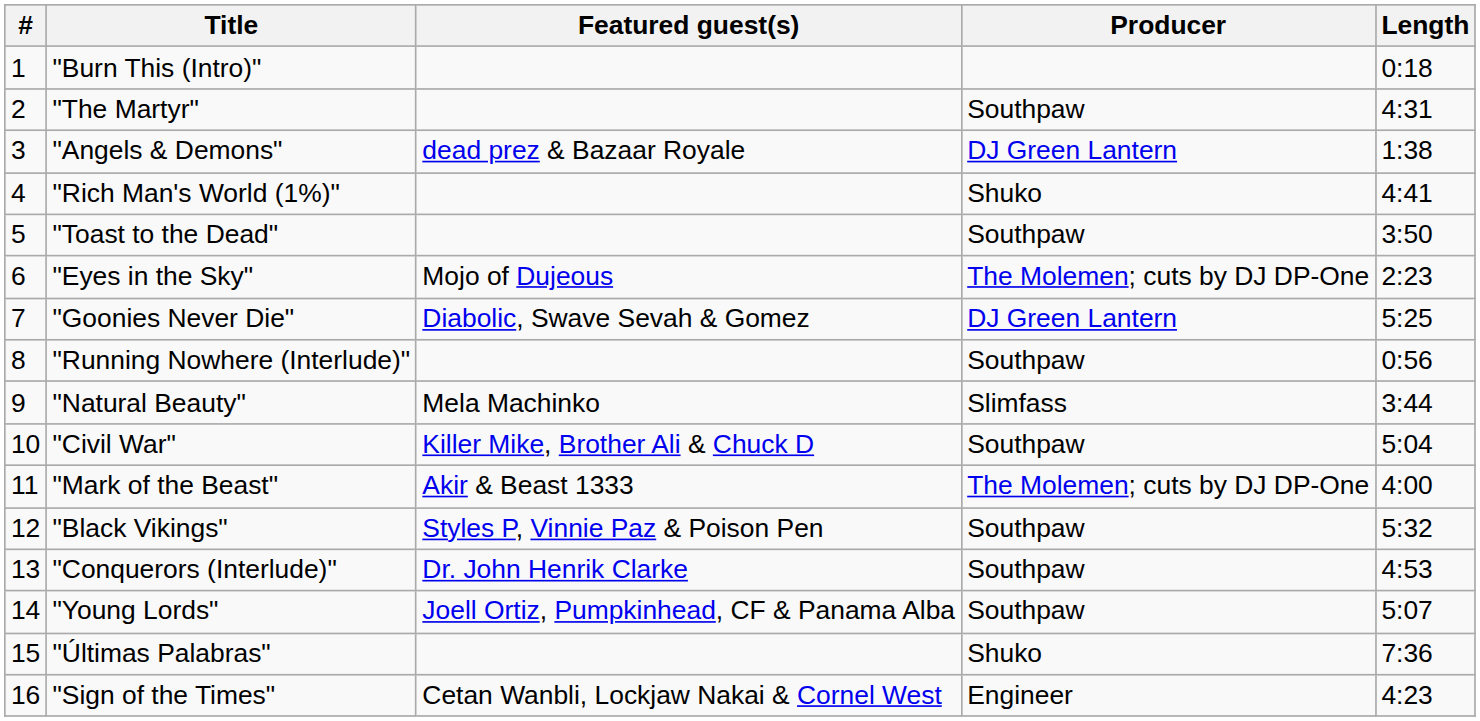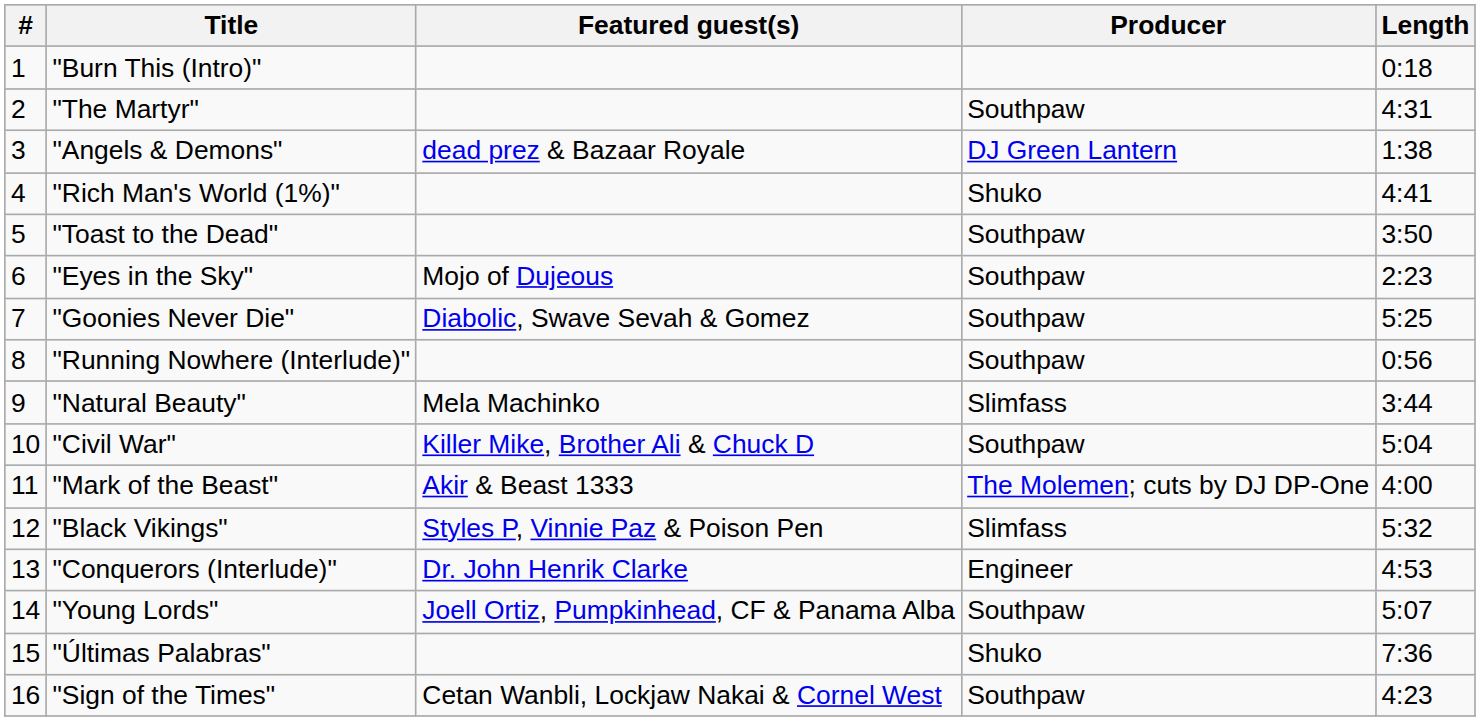(1168, 276) The Molemen; cuts by DJ DP-One -> (1026, 276) Southpaw
(1072, 318) DJ Green Lantern -> (1026, 318) Southpaw
(1026, 527) Southpaw -> (1017, 527) Slimfass
(1026, 569) Southpaw -> (1020, 569) Engineer
(1020, 695) Engineer -> (1026, 695) Southpaw
